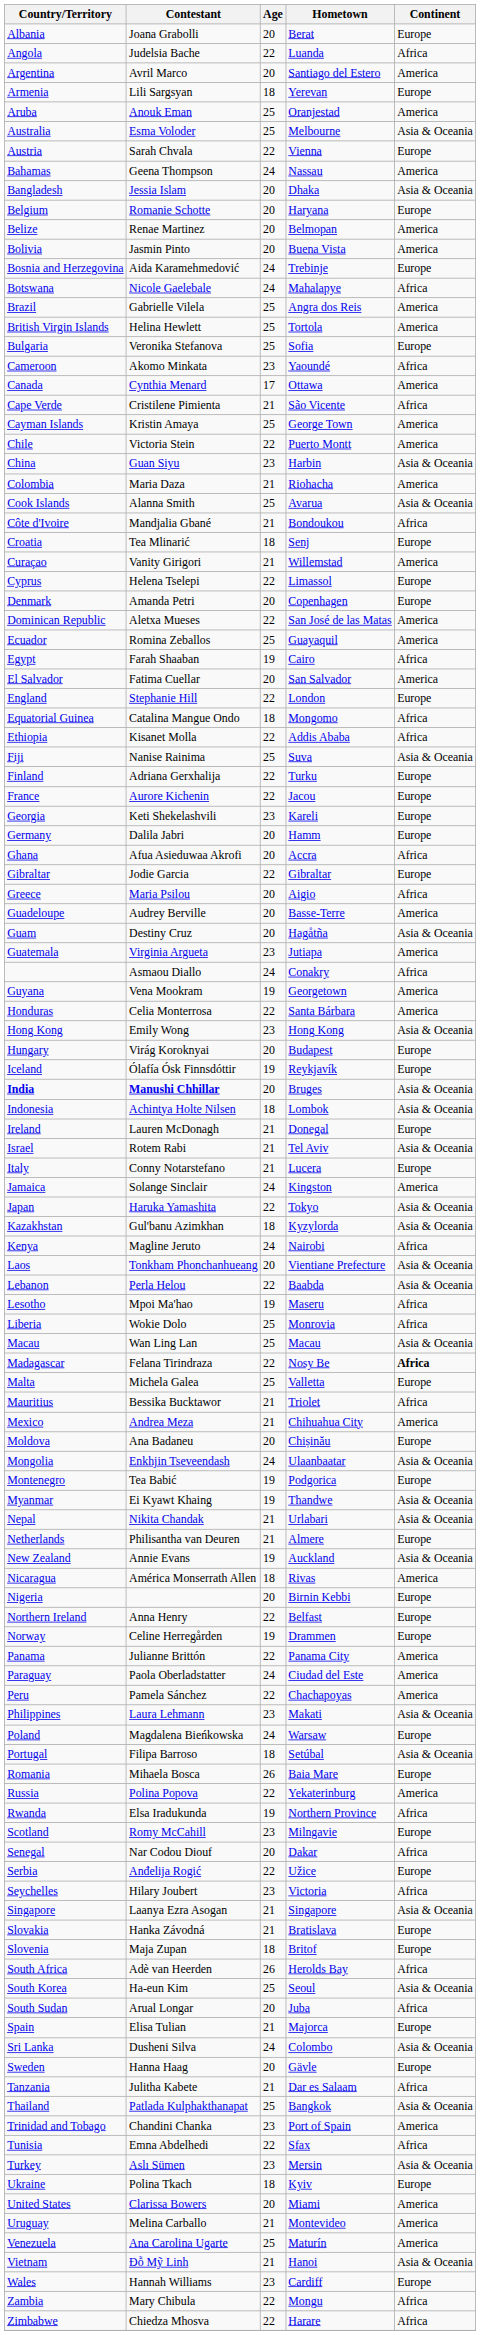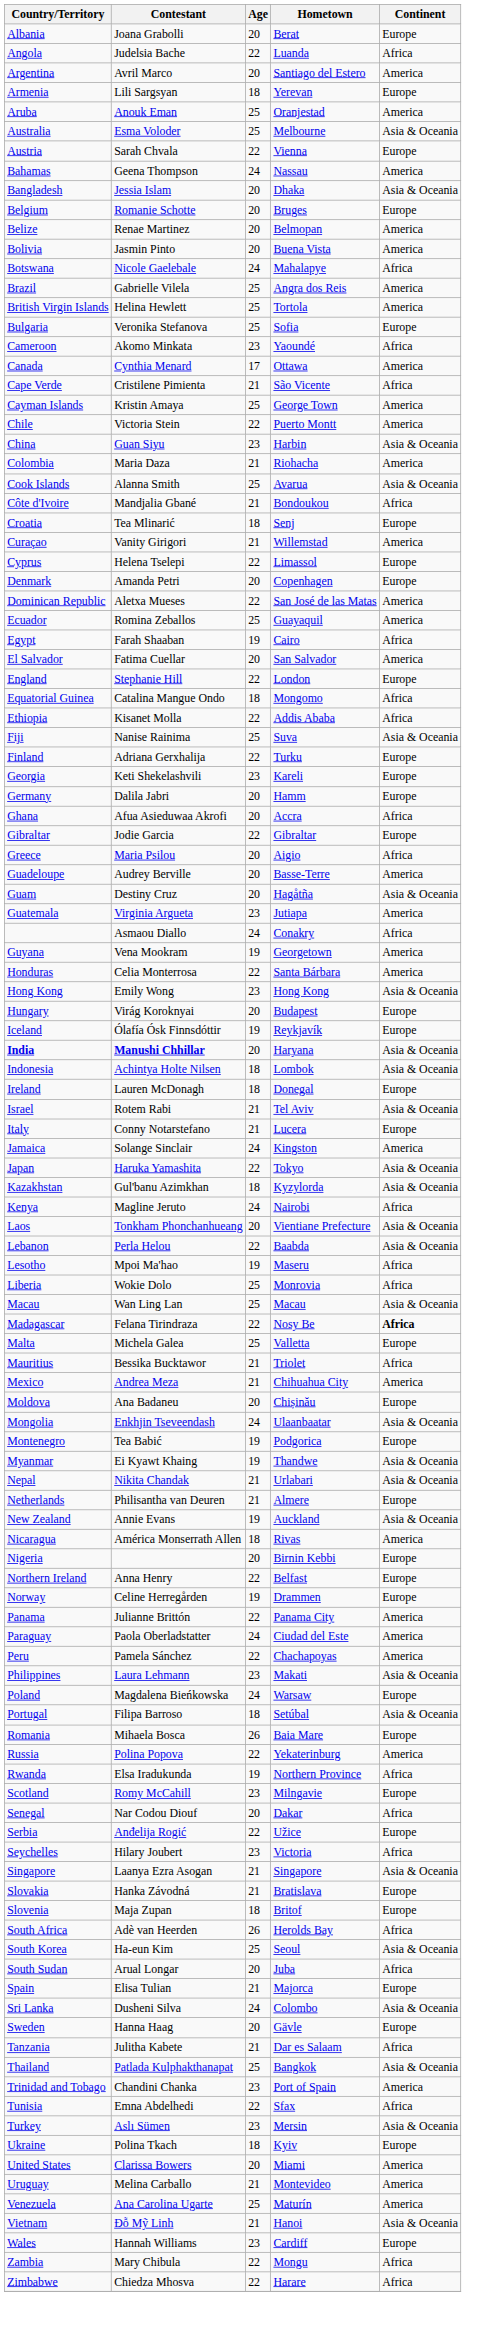(308, 209) Haryana -> (290, 209) Bruges
- row: (65, 268)
- row: (23, 796)
(305, 1089) Bruges -> (293, 1050) Haryana
(269, 1128) 21 -> (254, 1089) 18
